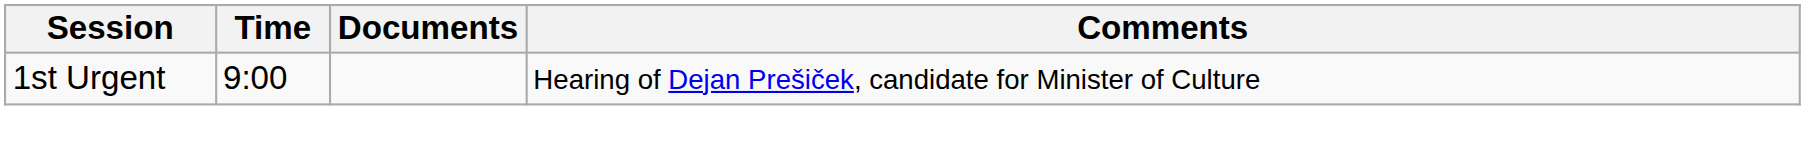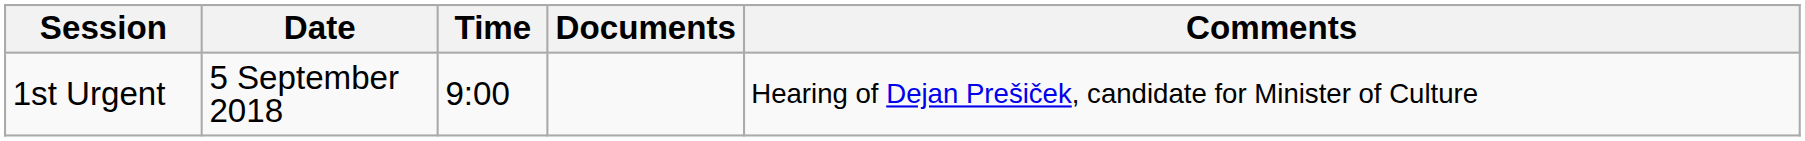+ column: (320, 28)
